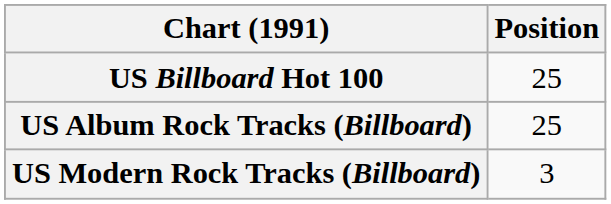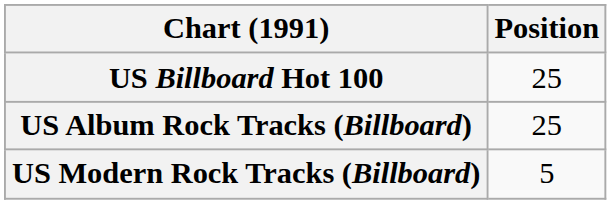(547, 173) 3 -> (547, 173) 5
